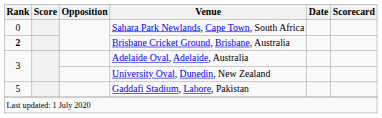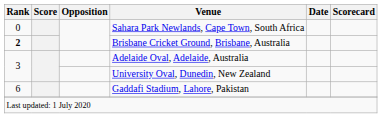(18, 89) 5 -> (18, 89) 6
